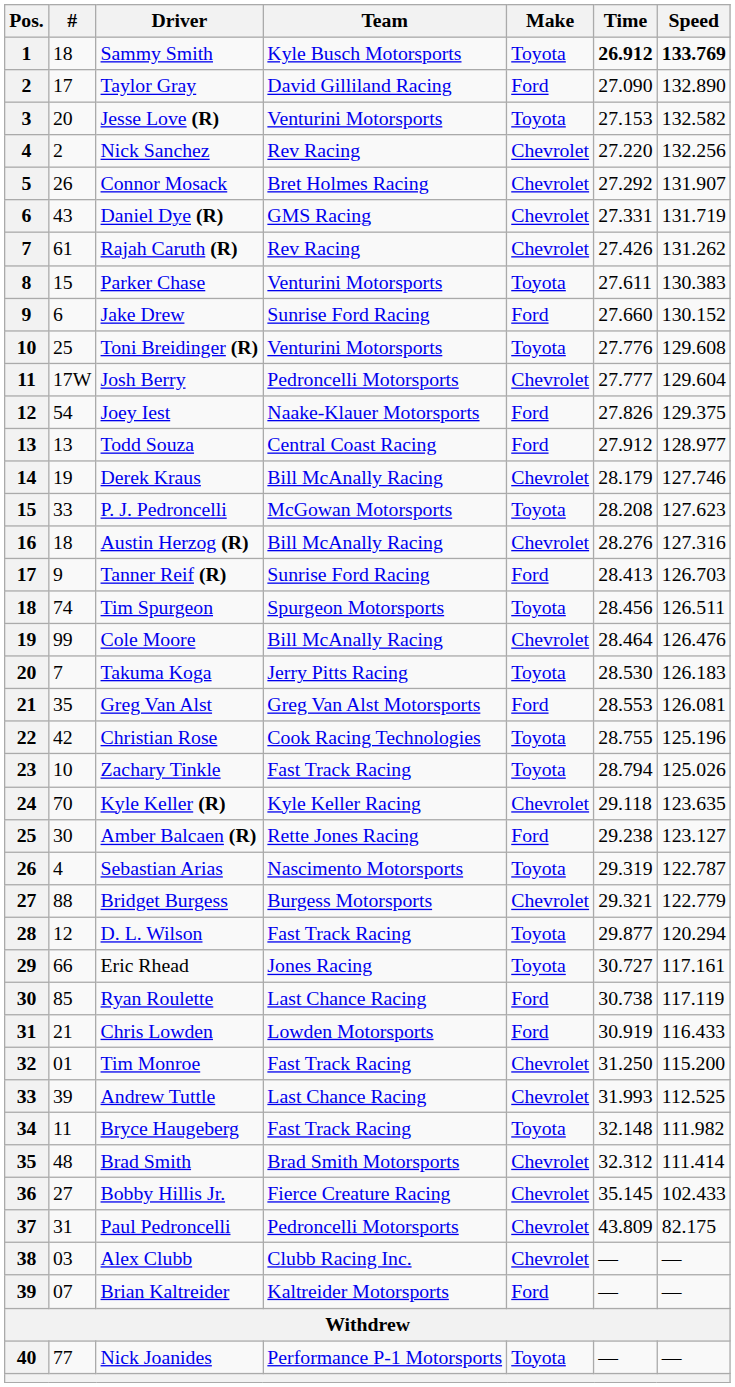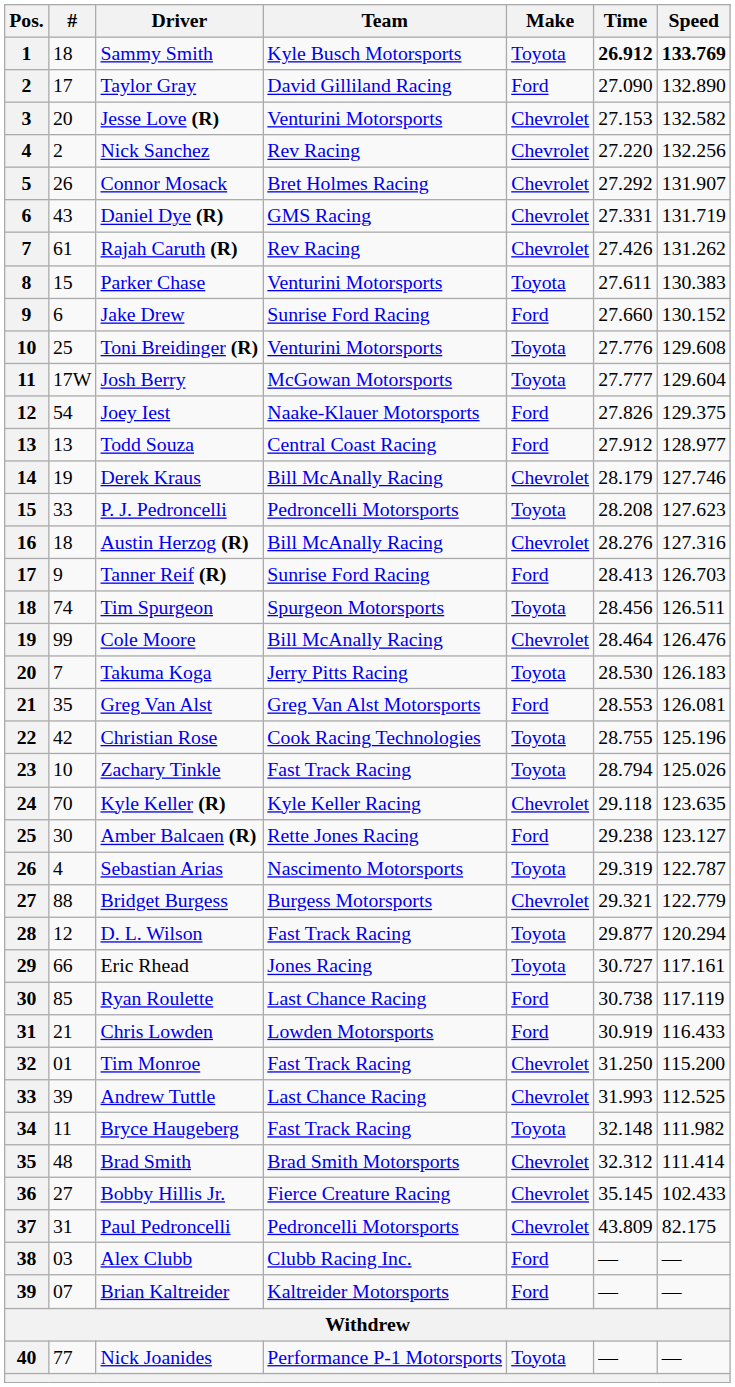(539, 118) Toyota -> (550, 118) Chevrolet
(363, 379) Pedroncelli Motorsports -> (360, 379) McGowan Motorsports
(550, 379) Chevrolet -> (539, 379) Toyota
(360, 509) McGowan Motorsports -> (363, 509) Pedroncelli Motorsports
(550, 1259) Chevrolet -> (530, 1259) Ford
